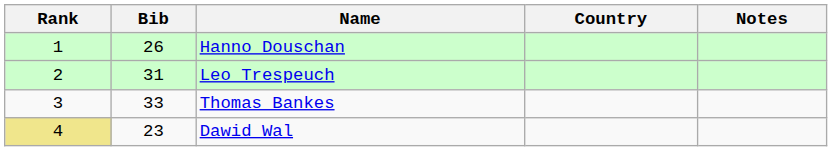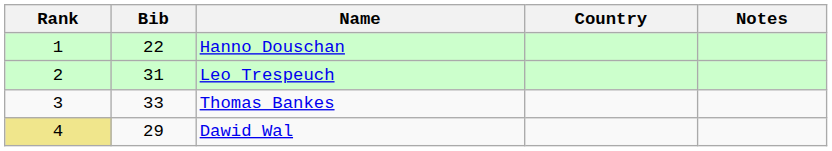(153, 47) 26 -> (153, 47) 22
(153, 131) 23 -> (153, 131) 29
